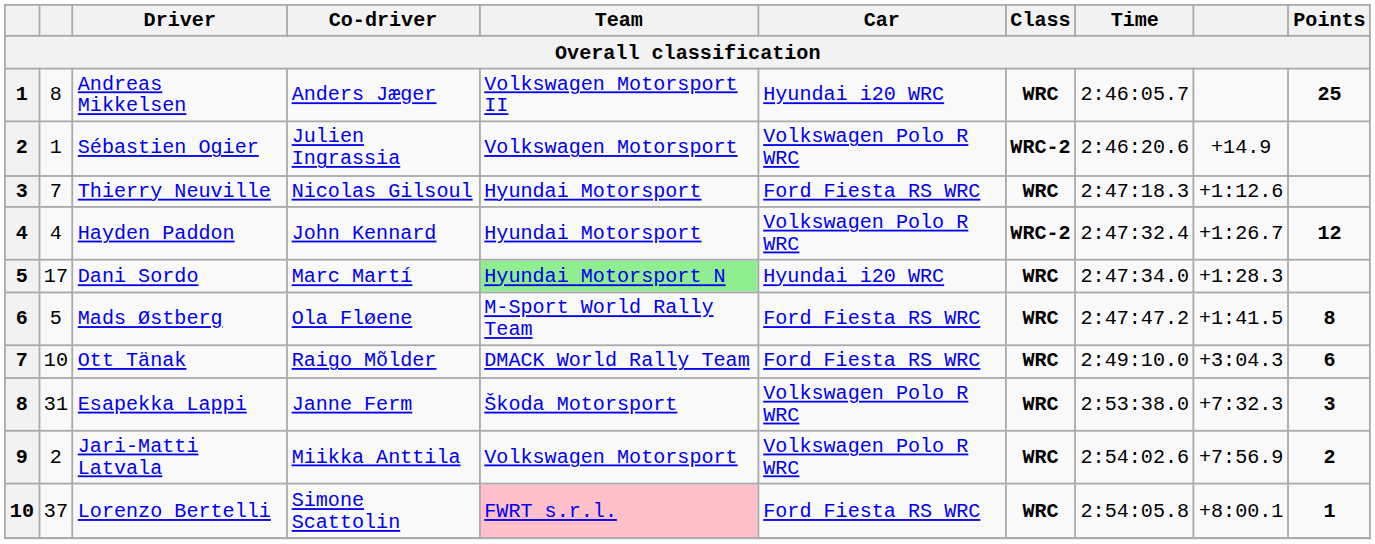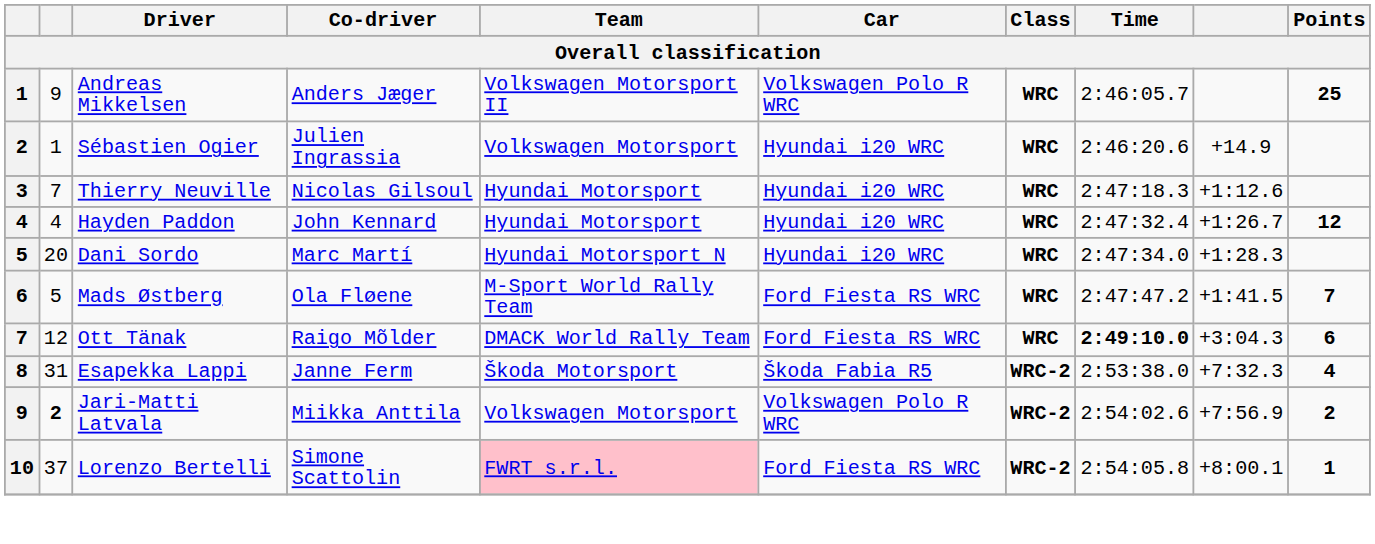(56, 95) 8 -> (56, 95) 9
(854, 95) Hyundai i20 WRC -> (866, 95) Volkswagen Polo R WRC
(866, 149) Volkswagen Polo R WRC -> (854, 149) Hyundai i20 WRC
(1040, 149) WRC-2 -> (1040, 149) WRC
(872, 191) Ford Fiesta RS WRC -> (854, 191) Hyundai i20 WRC
(866, 234) Volkswagen Polo R WRC -> (854, 223) Hyundai i20 WRC
(1040, 234) WRC-2 -> (1040, 223) WRC
(56, 276) 17 -> (56, 255) 20
(605, 276) lightgreen background -> (605, 255) no background
(1329, 319) 8 -> (1329, 297) 7
(56, 362) 10 -> (56, 340) 12
(1135, 362) normal -> (1135, 340) bold
(866, 404) Volkswagen Polo R WRC -> (848, 371) Škoda Fabia R5
(1040, 404) WRC -> (1040, 371) WRC-2
(1329, 404) 3 -> (1329, 371) 4
(56, 458) normal -> (56, 414) bold
(1040, 458) WRC -> (1040, 414) WRC-2
(1040, 511) WRC -> (1040, 468) WRC-2
